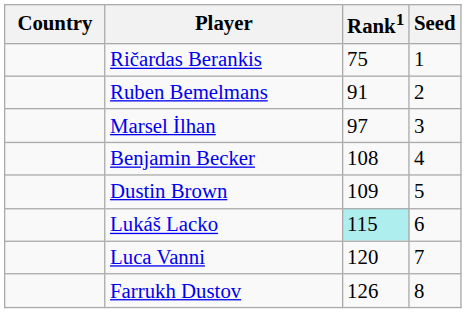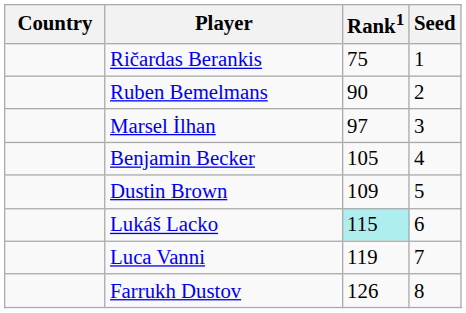(358, 92) 91 -> (358, 92) 90
(363, 158) 108 -> (363, 158) 105
(363, 257) 120 -> (362, 257) 119
